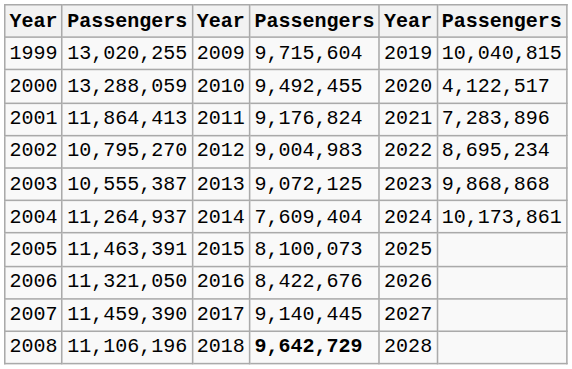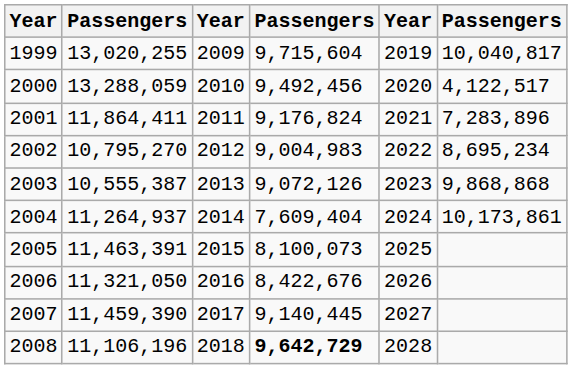(502, 54) 10,040,815 -> (502, 54) 10,040,817
(308, 86) 9,492,455 -> (308, 86) 9,492,456
(127, 119) 11,864,413 -> (127, 119) 11,864,411
(308, 184) 9,072,125 -> (308, 184) 9,072,126
